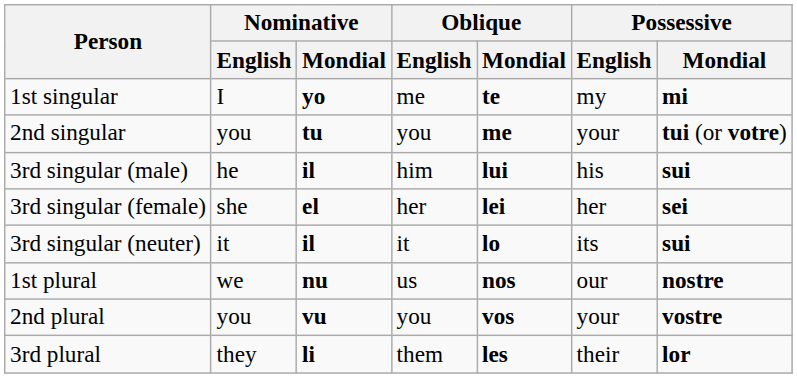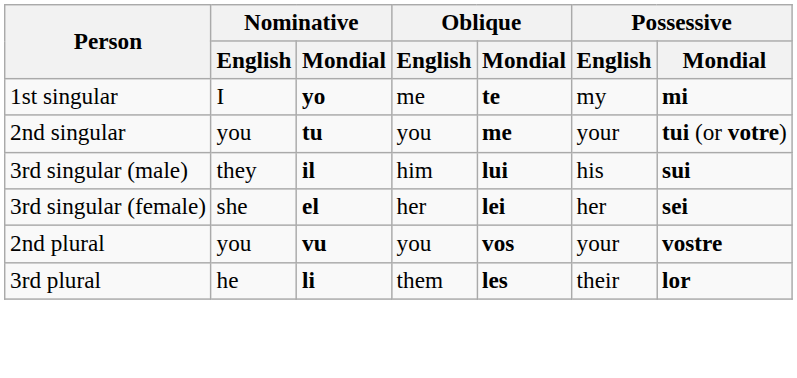(228, 170) he -> (237, 170) they
- row: (105, 243)
- row: (54, 280)
(237, 354) they -> (228, 280) he
